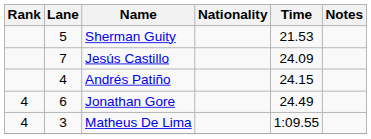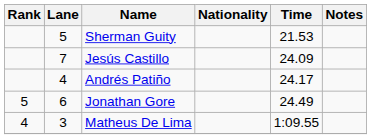(296, 79) 24.15 -> (296, 79) 24.17
(24, 101) 4 -> (24, 101) 5
